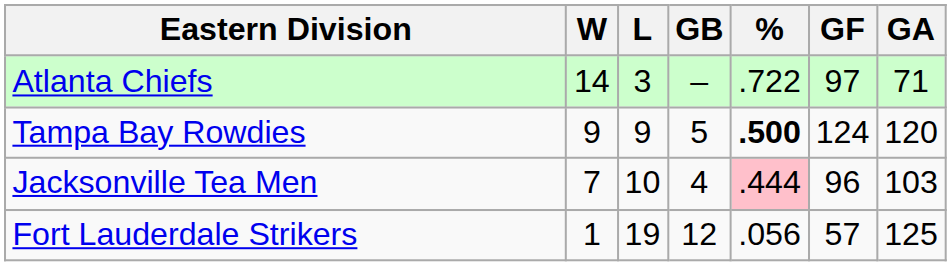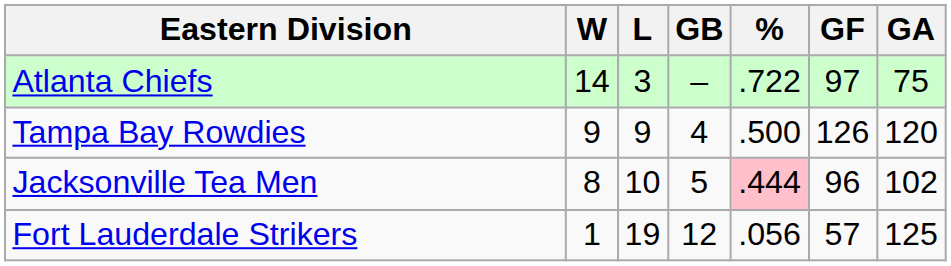(911, 81) 71 -> (911, 81) 75
(699, 132) 5 -> (699, 132) 4
(770, 132) bold -> (770, 132) normal
(842, 132) 124 -> (842, 132) 126
(592, 183) 7 -> (592, 183) 8
(699, 183) 4 -> (699, 183) 5
(911, 183) 103 -> (911, 183) 102
